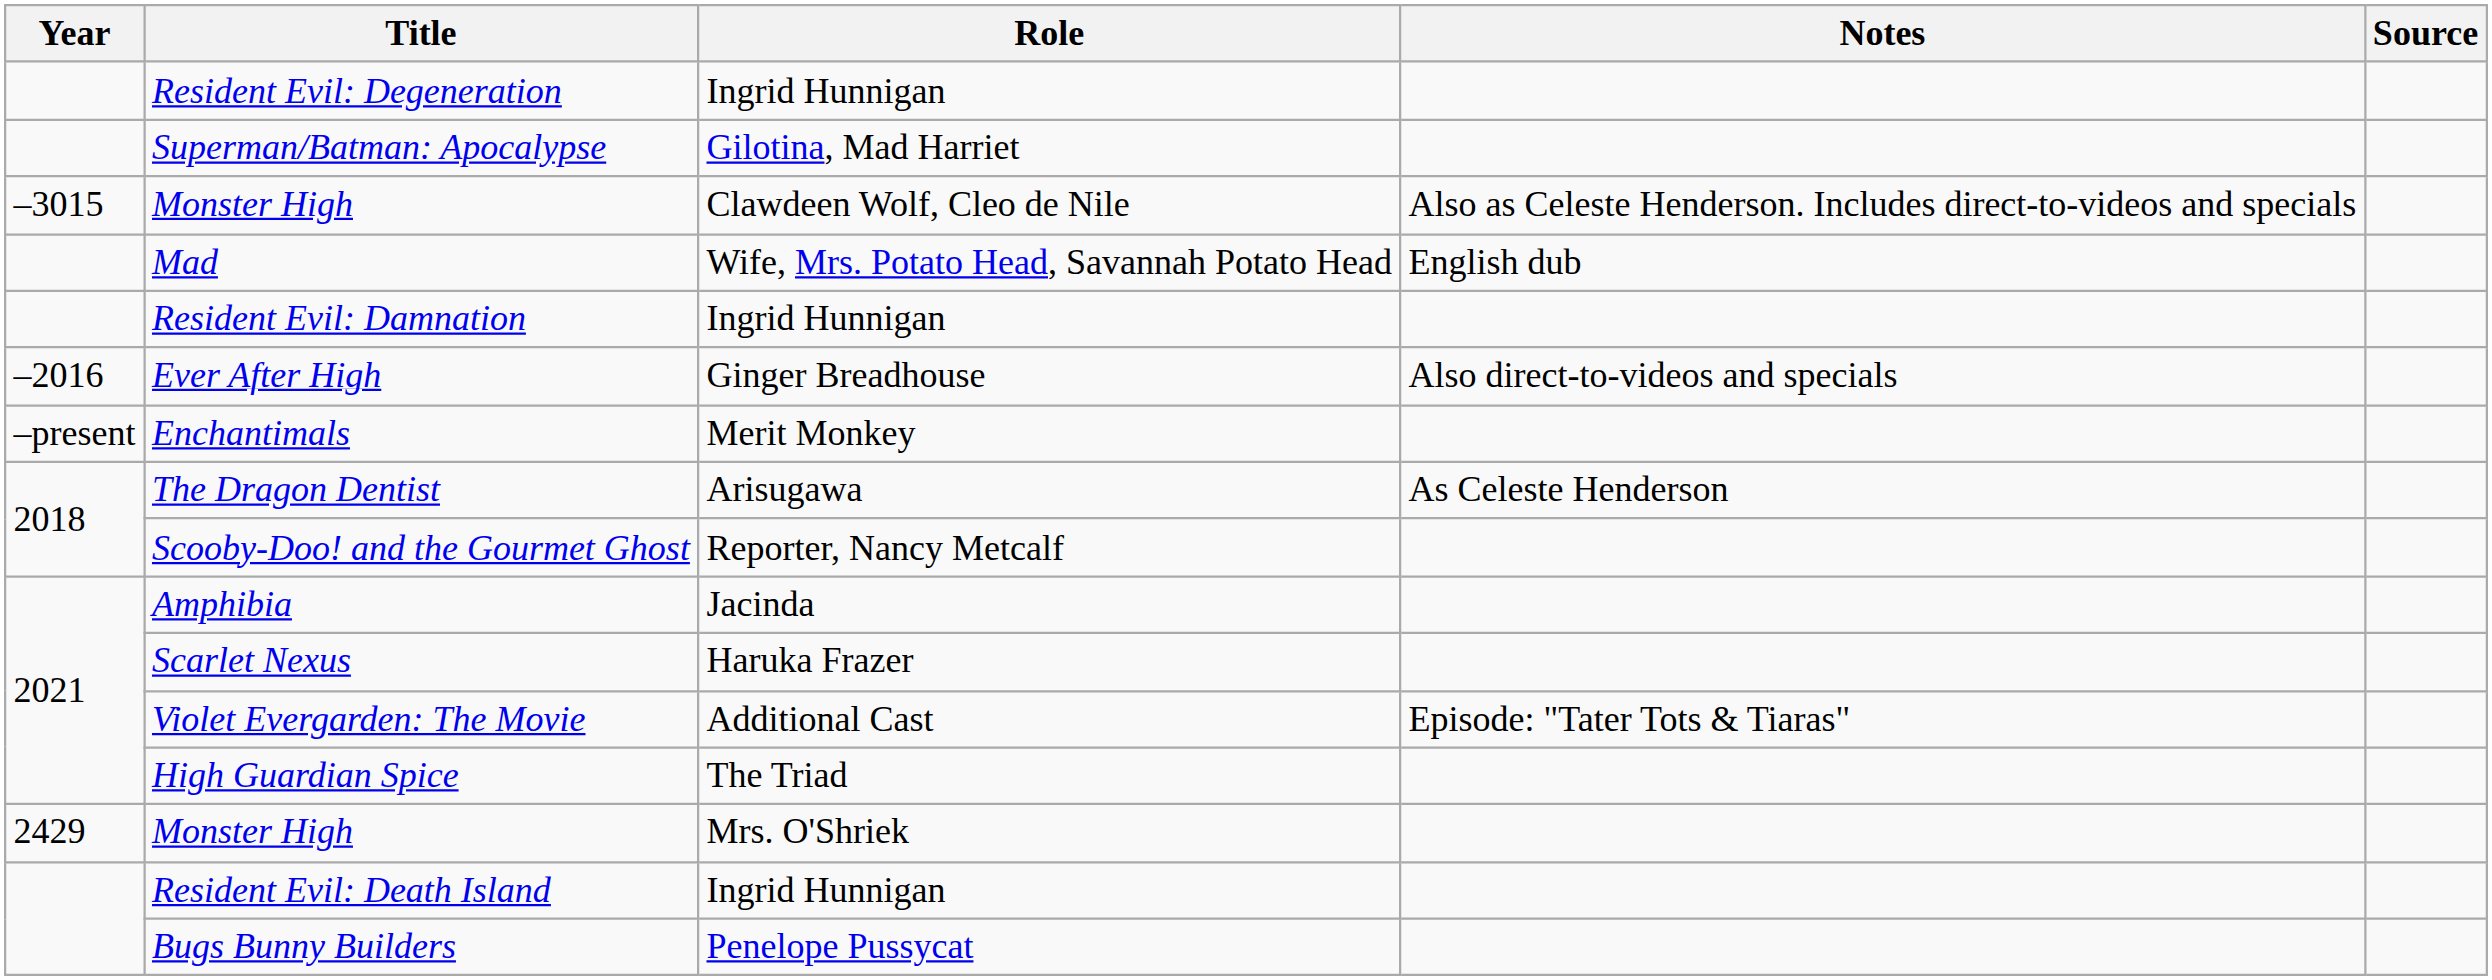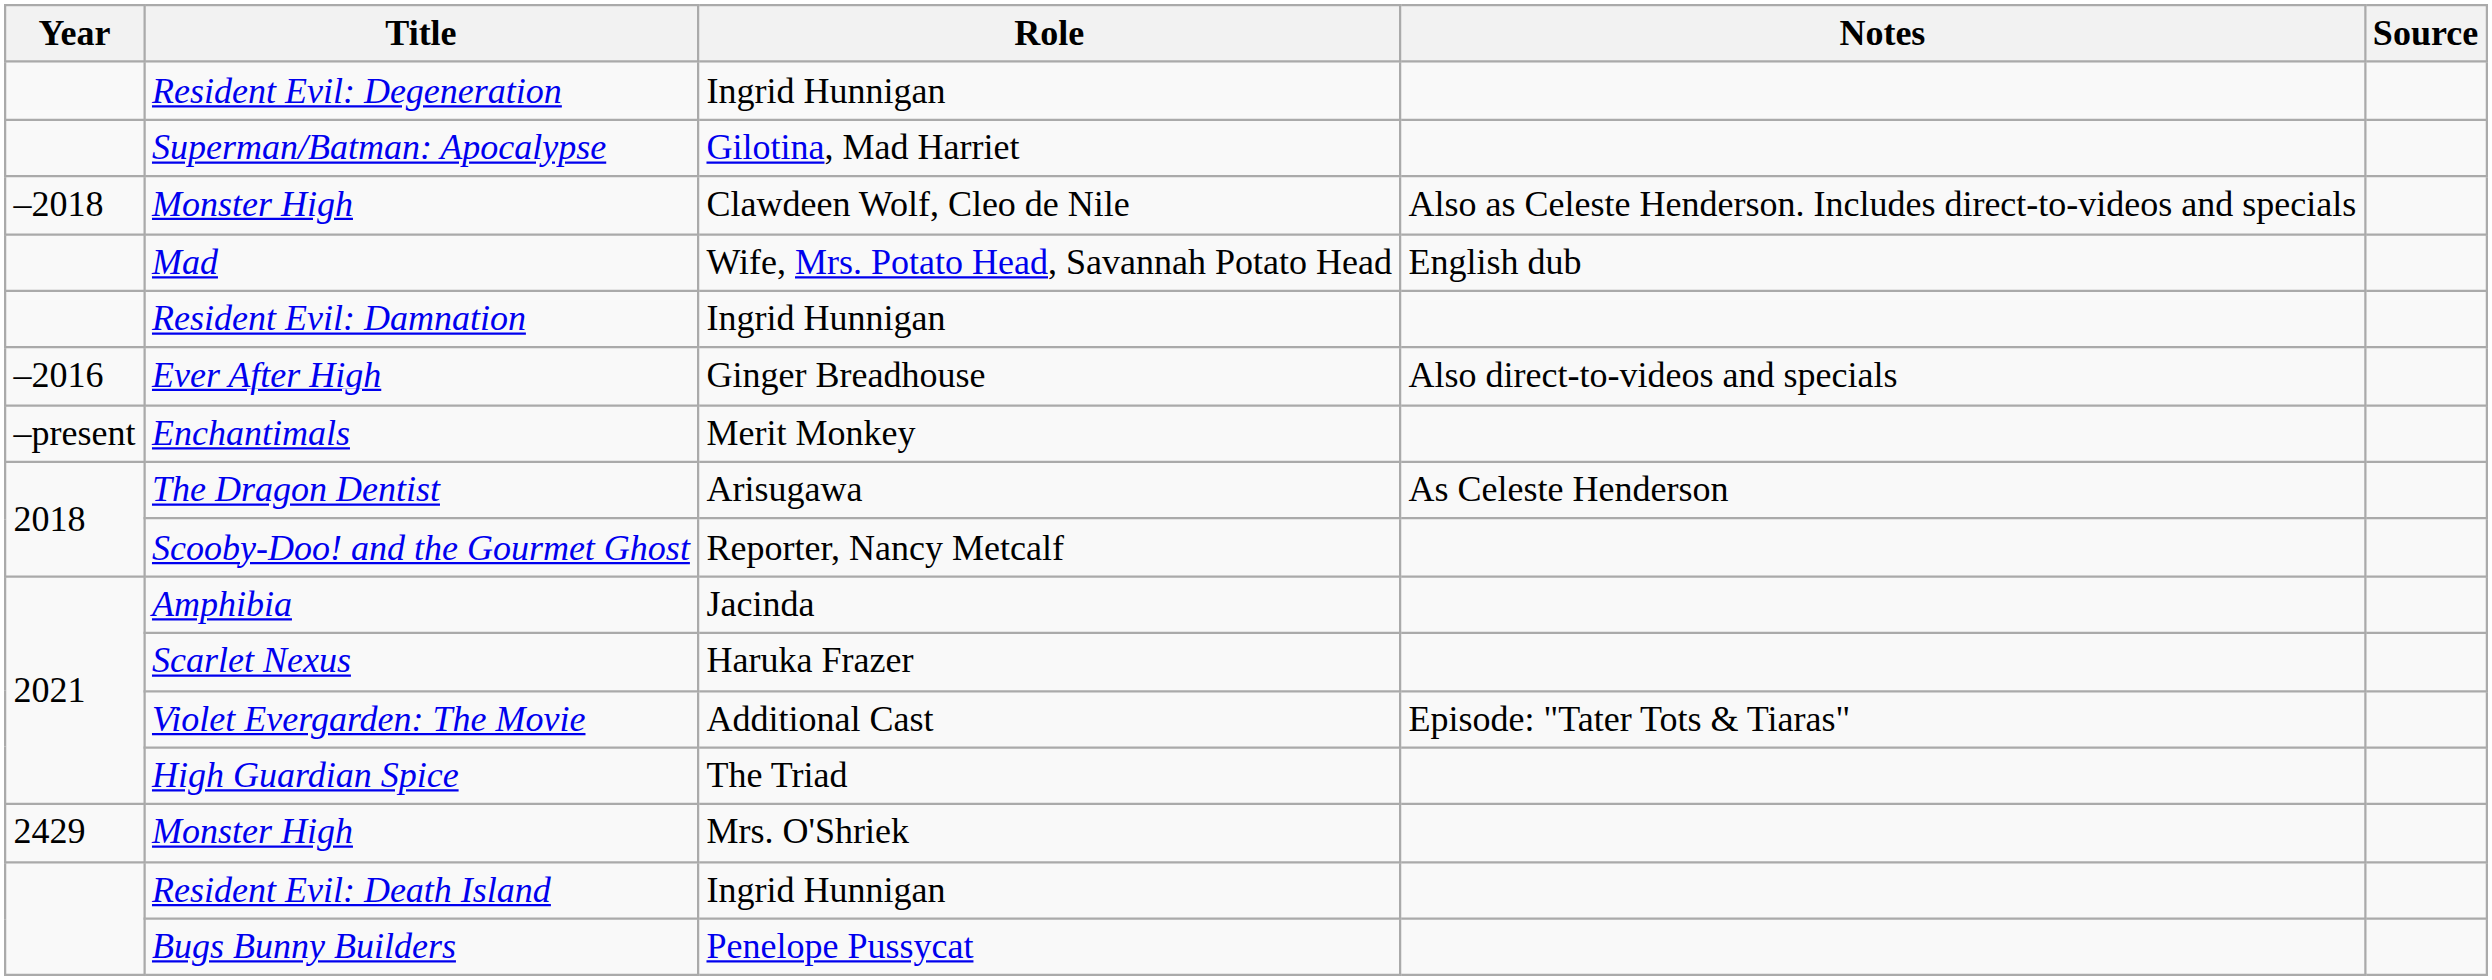(58, 204) –3015 -> (58, 204) –2018
